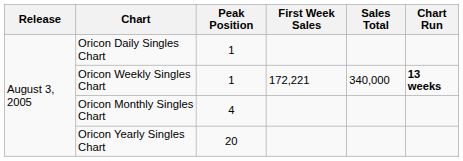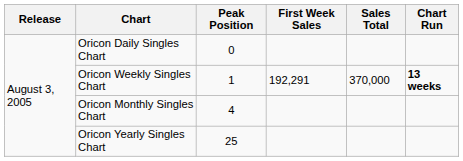(231, 50) 1 -> (231, 50) 0
(289, 80) 172,221 -> (289, 80) 192,291
(370, 80) 340,000 -> (370, 80) 370,000
(231, 141) 20 -> (231, 141) 25
